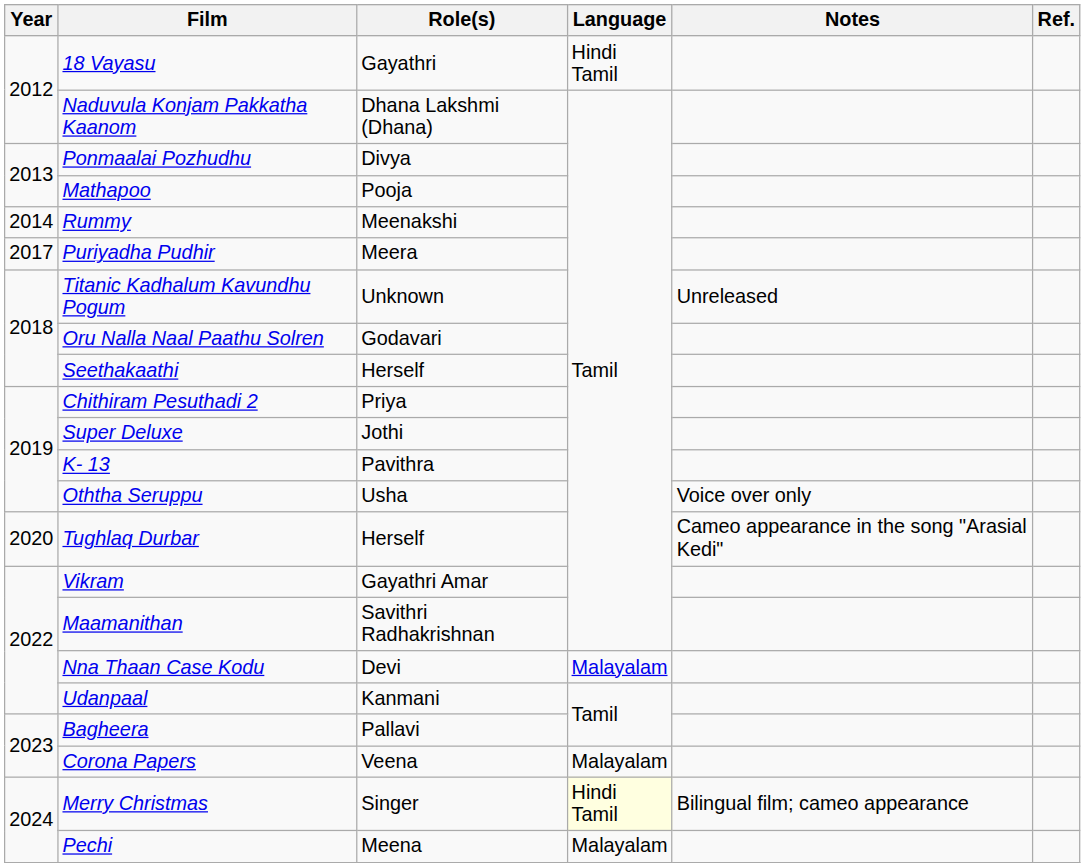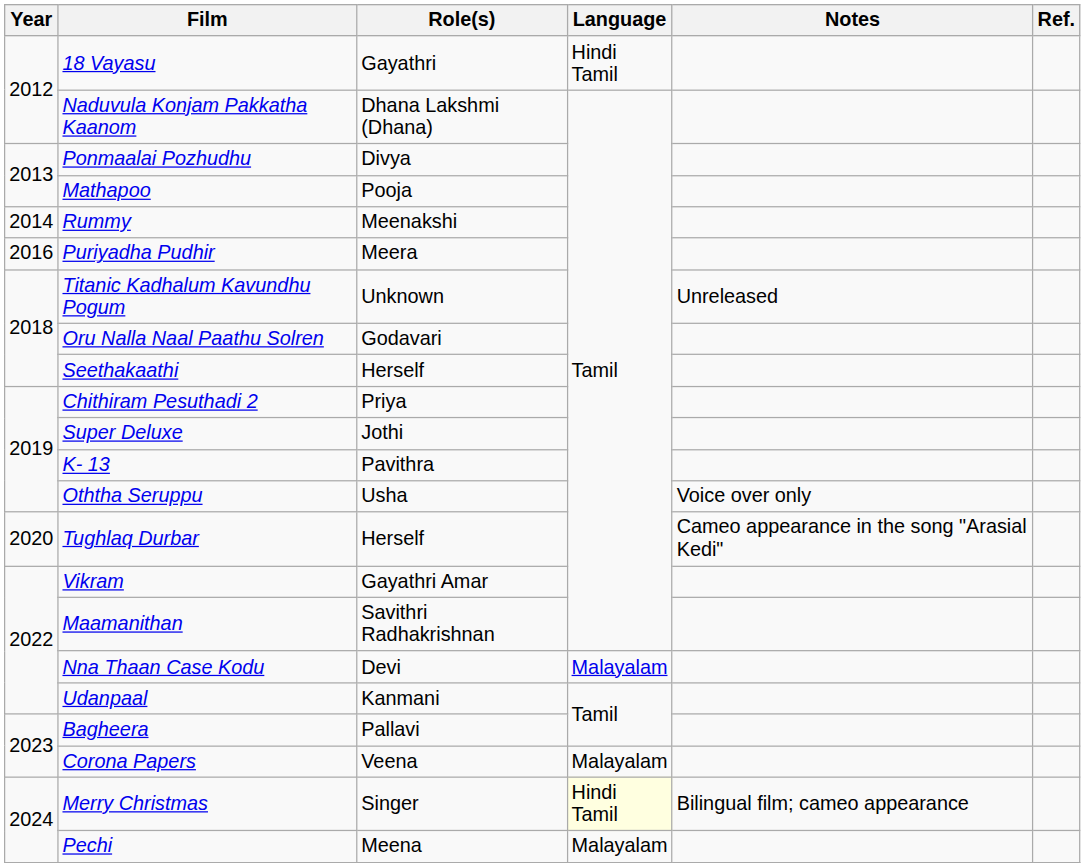(31, 253) 2017 -> (31, 253) 2016
